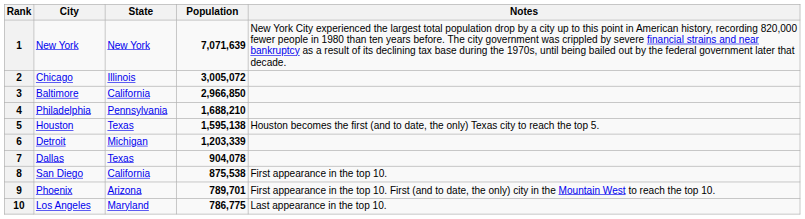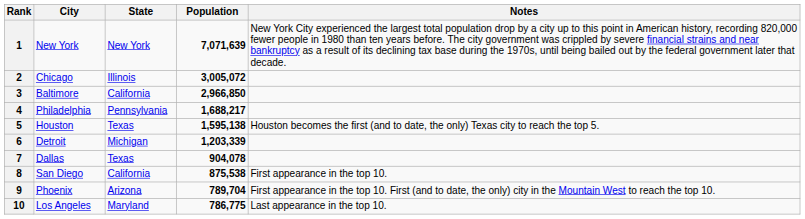(223, 110) 1,688,210 -> (223, 110) 1,688,217
(228, 190) 789,701 -> (228, 190) 789,704
